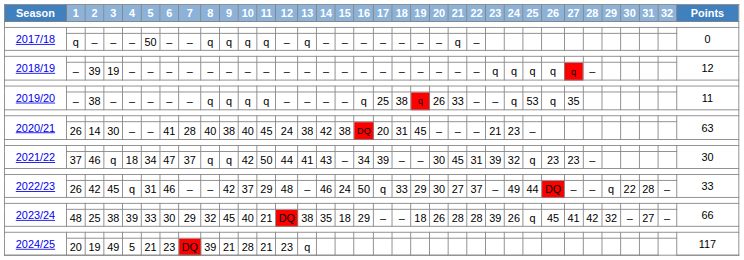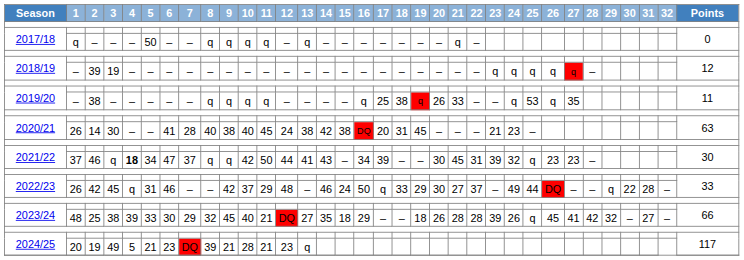(132, 160) normal -> (132, 160) bold
(307, 218) 38 -> (307, 218) 27
